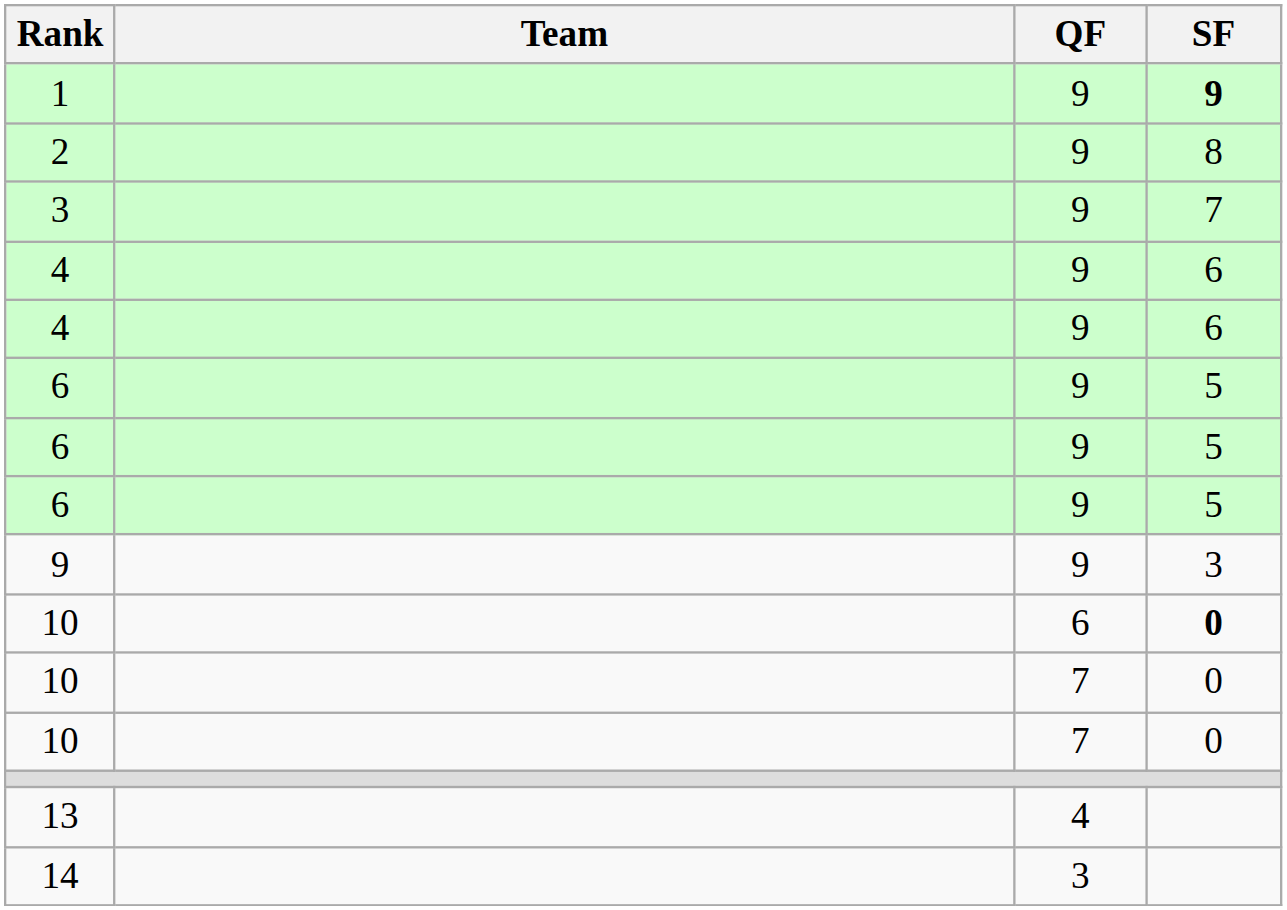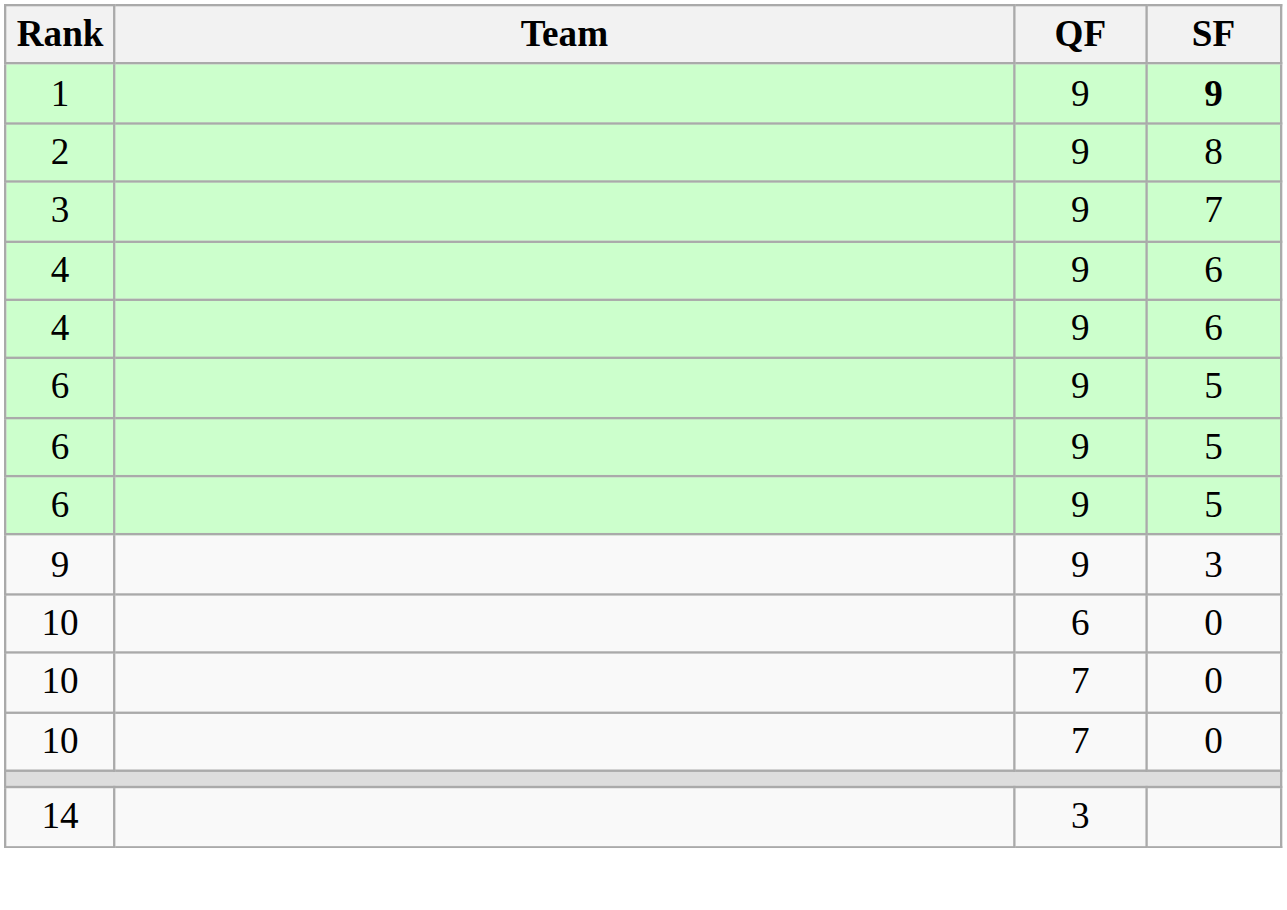(1213, 622) bold -> (1213, 622) normal
- row: (60, 816)
